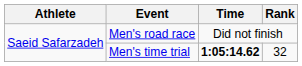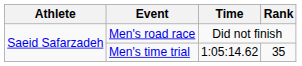(230, 53) bold -> (230, 53) normal
(280, 53) 32 -> (279, 53) 35
